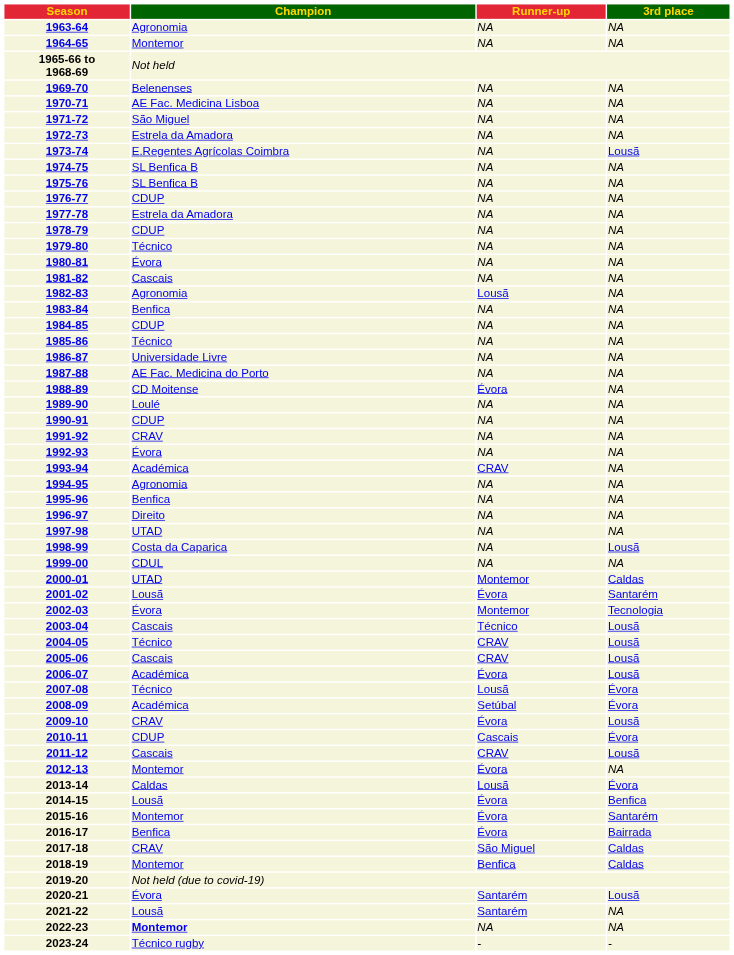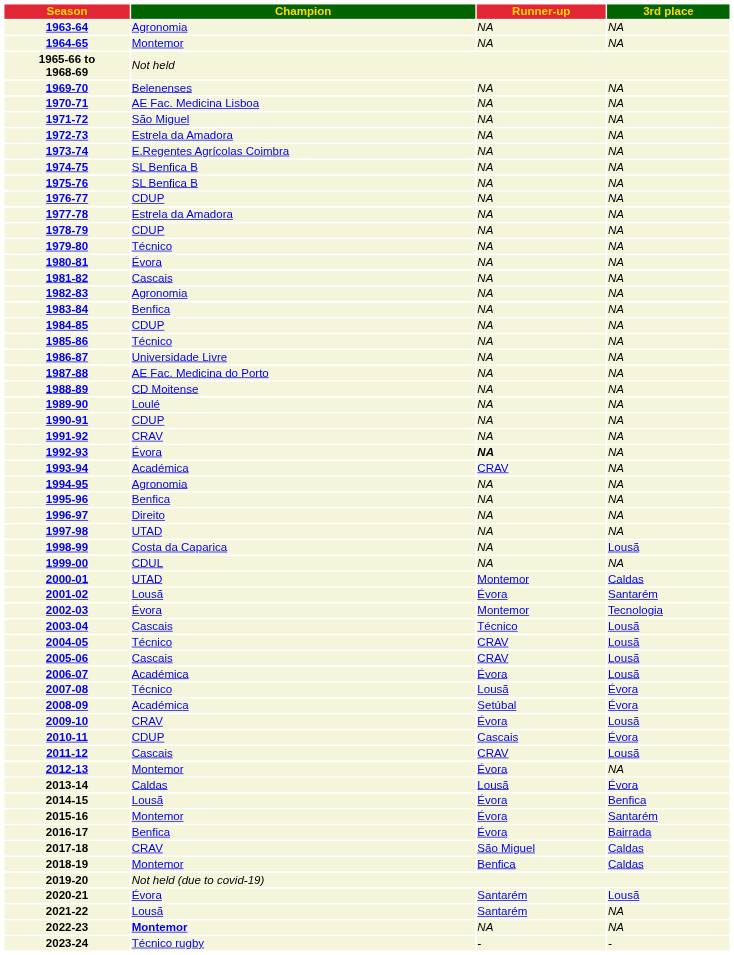(624, 151) Lousã -> (616, 151) NA
(493, 294) Lousã -> (485, 294) NA
(492, 389) Évora -> (485, 389) NA
(485, 452) normal -> (486, 452) bold
